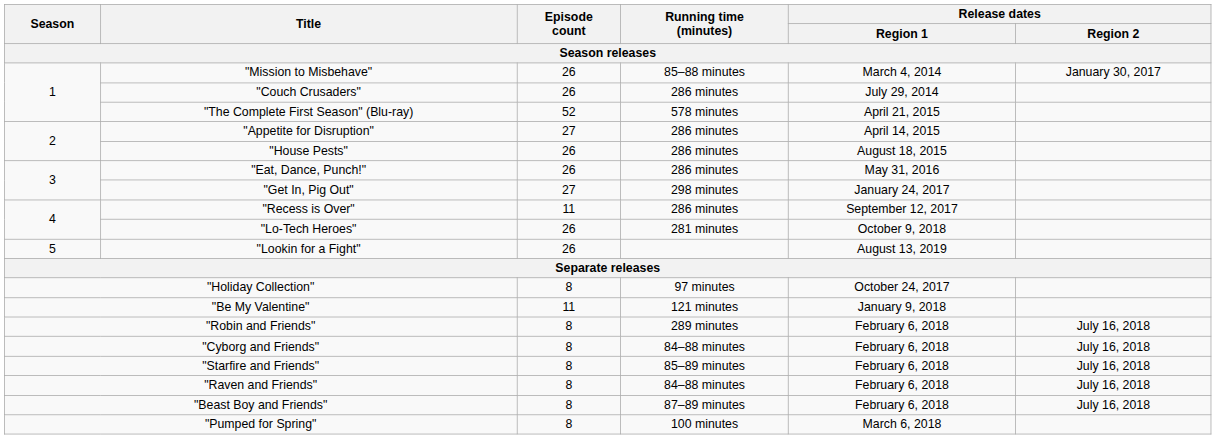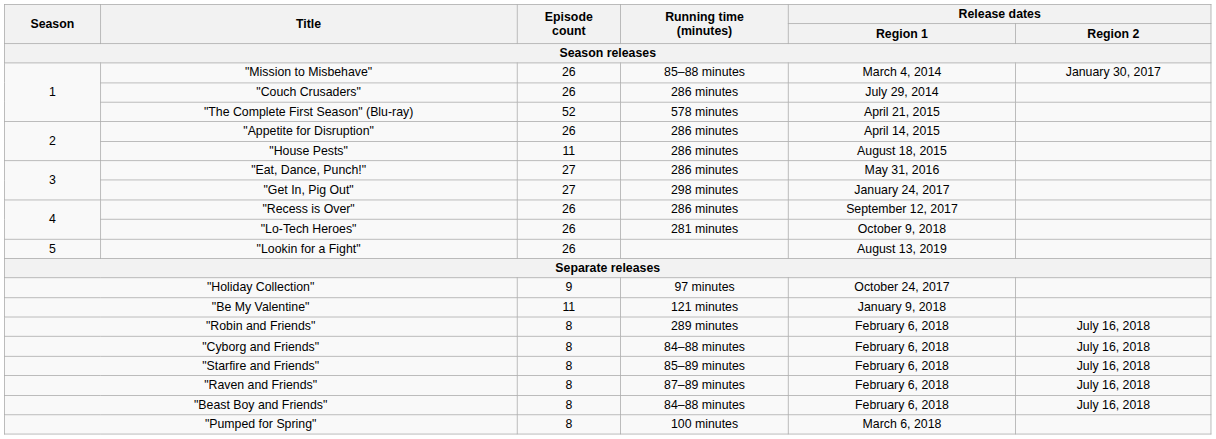(569, 131) 27 -> (569, 131) 26
(569, 151) 26 -> (569, 151) 11
(569, 170) 26 -> (569, 170) 27
(569, 209) 11 -> (569, 209) 26
(569, 287) 8 -> (569, 287) 9
(705, 385) 84–88 minutes -> (705, 385) 87–89 minutes
(705, 405) 87–89 minutes -> (705, 405) 84–88 minutes
